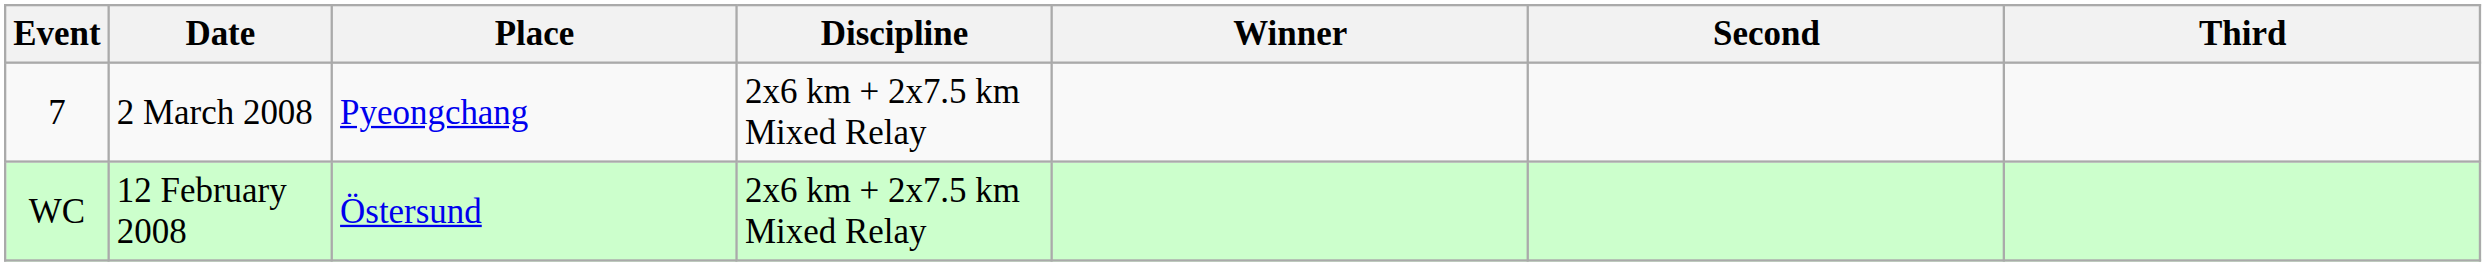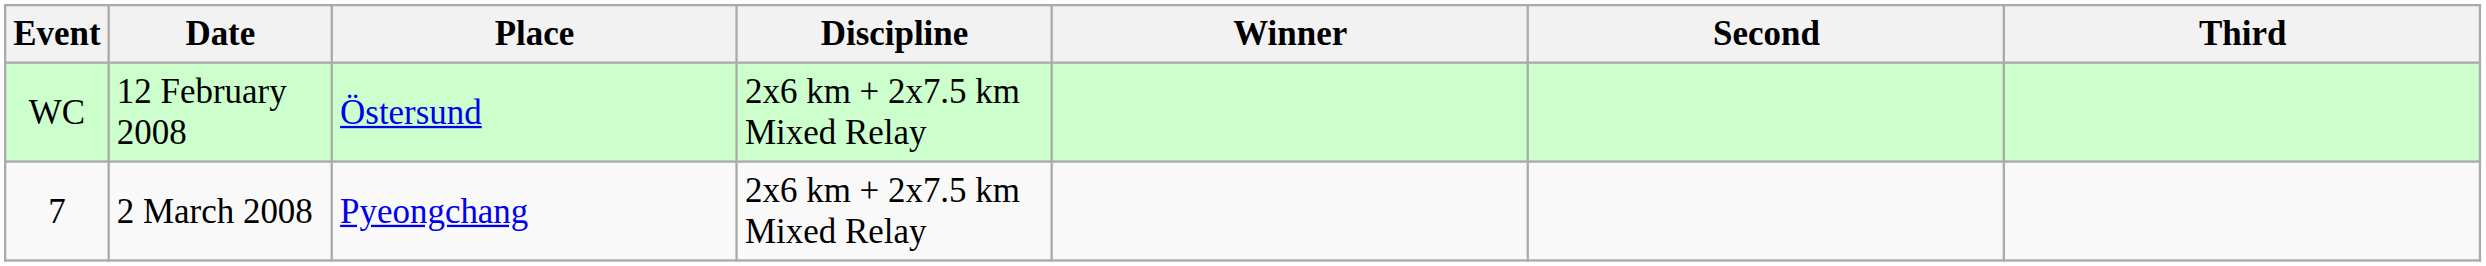rows swapped: (57, 210) <-> (57, 111)
